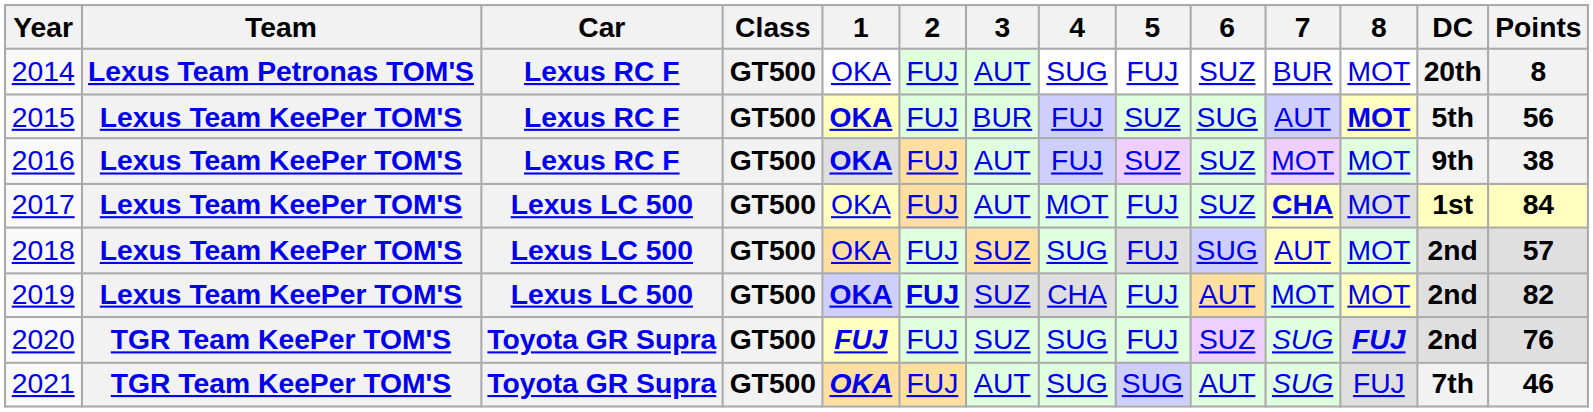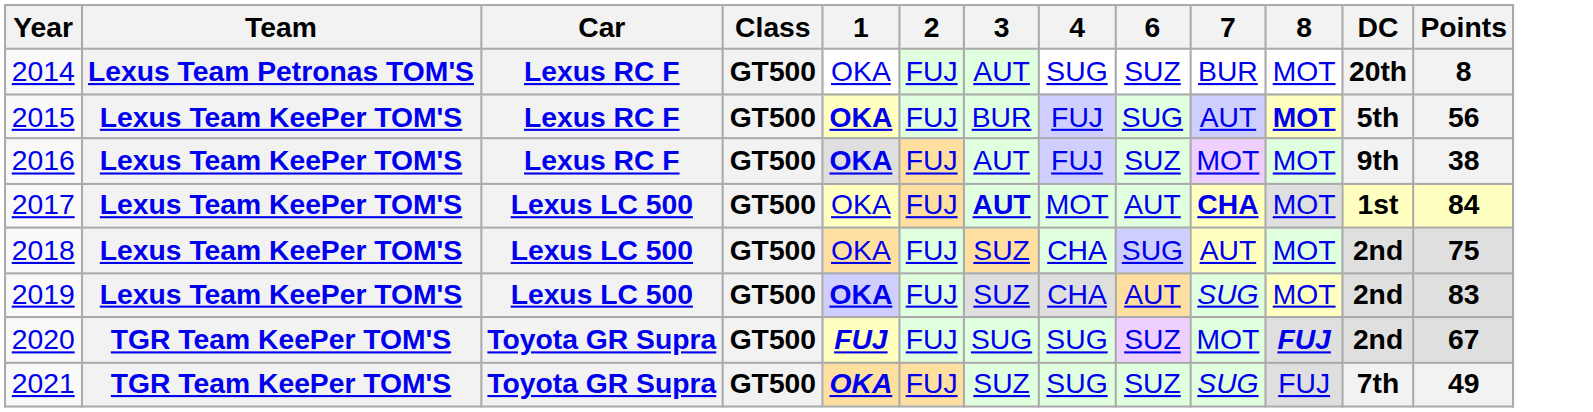- column: (1152, 27)
(1002, 205) normal -> (1002, 205) bold
(1227, 205) SUZ -> (1152, 205) AUT
(1077, 250) SUG -> (1077, 250) CHA
(1538, 250) 57 -> (1464, 250) 75
(932, 294) bold -> (932, 294) normal
(1303, 294) MOT -> (1228, 294) SUG
(1538, 294) 82 -> (1464, 294) 83
(1002, 339) SUZ -> (1002, 339) SUG
(1303, 339) SUG -> (1228, 339) MOT
(1538, 339) 76 -> (1464, 339) 67
(1002, 384) AUT -> (1002, 384) SUZ
(1227, 384) AUT -> (1152, 384) SUZ
(1538, 384) 46 -> (1464, 384) 49
